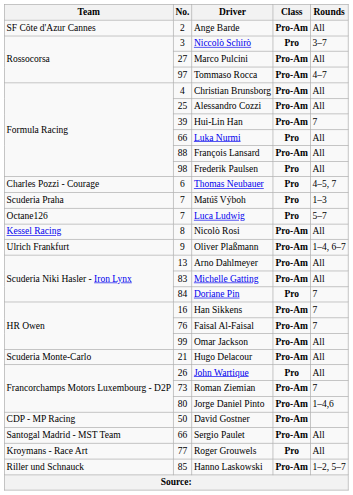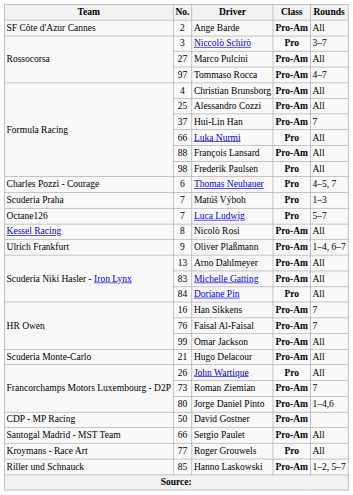(182, 122) 39 -> (182, 122) 37
(315, 294) 7 -> (319, 294) All
